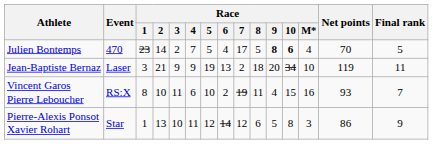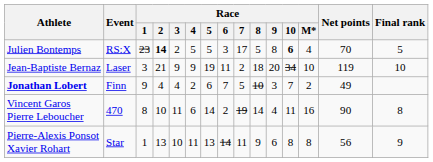(114, 49) 470 -> (118, 49) RS:X
(161, 49) normal -> (161, 49) bold
(193, 49) 7 -> (193, 49) 5
(225, 49) 4 -> (225, 49) 3
(274, 49) bold -> (274, 49) normal
(225, 67) 13 -> (225, 67) 11
(400, 67) 11 -> (400, 67) 10
+ row: (47, 86)
(118, 92) RS:X -> (114, 111) 470
(209, 92) 10 -> (209, 111) 14
(258, 92) 11 -> (258, 111) 14
(291, 92) 15 -> (291, 111) 11
(346, 92) 93 -> (346, 111) 90
(400, 92) 7 -> (400, 111) 8
(209, 124) 12 -> (209, 142) 13
(242, 124) 12 -> (242, 142) 11
(258, 124) 6 -> (258, 142) 9
(274, 124) 5 -> (274, 142) 6
(309, 124) 3 -> (309, 142) 8
(346, 124) 86 -> (346, 142) 56
